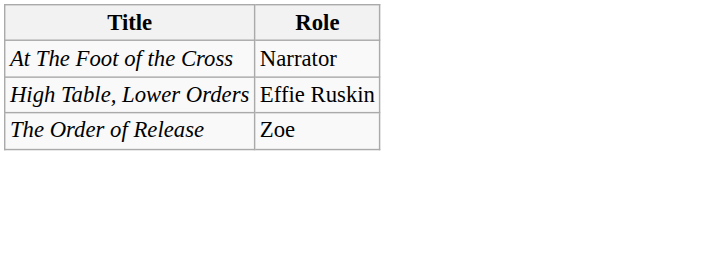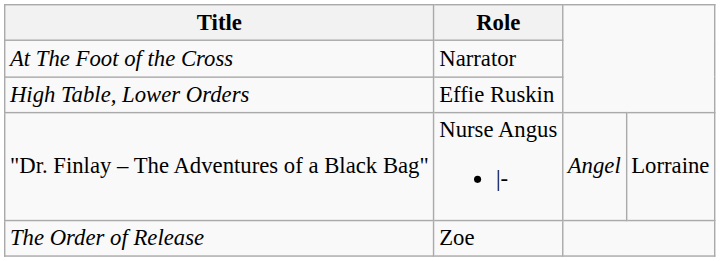+ row: (219, 166)
